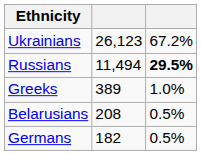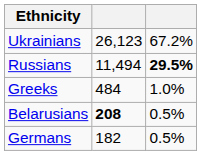(108, 89) 389 -> (108, 89) 484
(108, 114) normal -> (108, 114) bold
